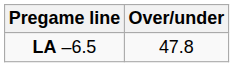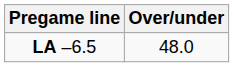(176, 47) 47.8 -> (176, 47) 48.0
